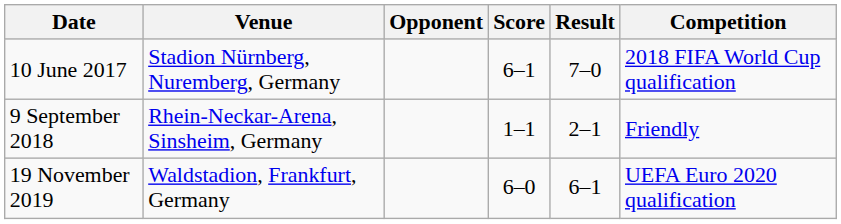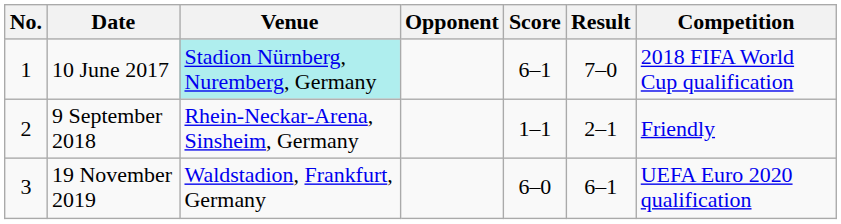+ column: (26, 21)
(244, 68) no background -> (280, 68) paleturquoise background
